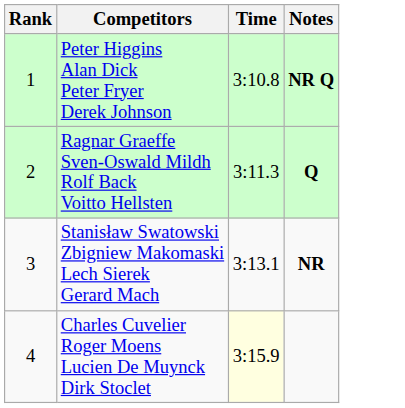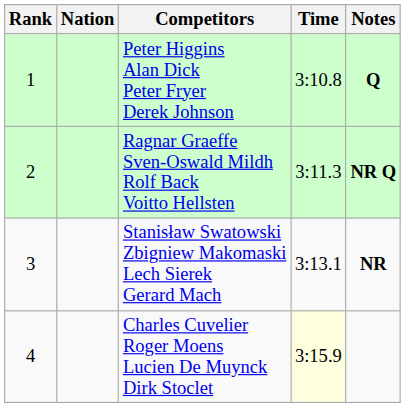+ column: (88, 19)
(311, 79) NR Q -> (373, 79) Q
(311, 172) Q -> (373, 172) NR Q
